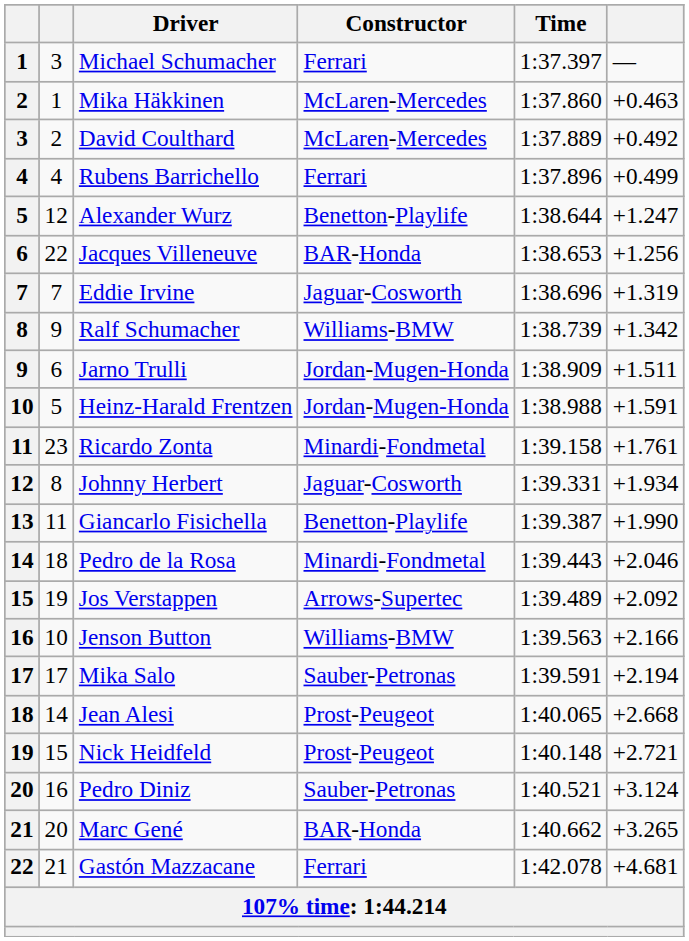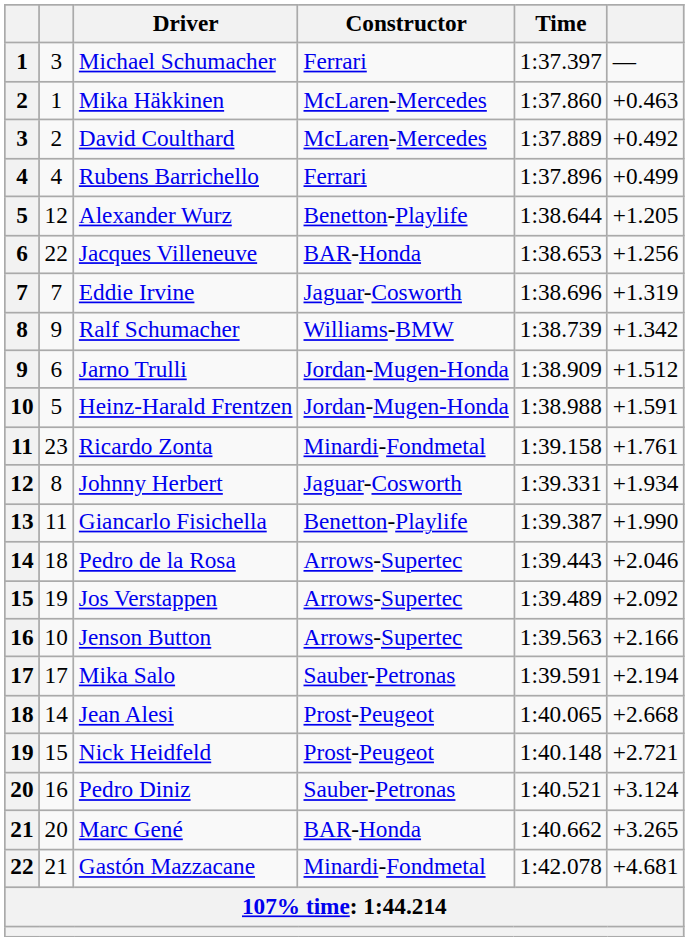(646, 215) +1.247 -> (646, 215) +1.205
(645, 368) +1.511 -> (646, 368) +1.512
(395, 560) Minardi-Fondmetal -> (383, 560) Arrows-Supertec
(379, 637) Williams-BMW -> (383, 637) Arrows-Supertec
(335, 867) Ferrari -> (395, 867) Minardi-Fondmetal
